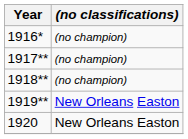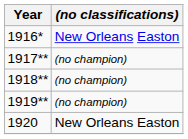(91, 37) (no champion) -> (117, 36) New Orleans Easton
(117, 101) New Orleans Easton -> (91, 102) (no champion)
